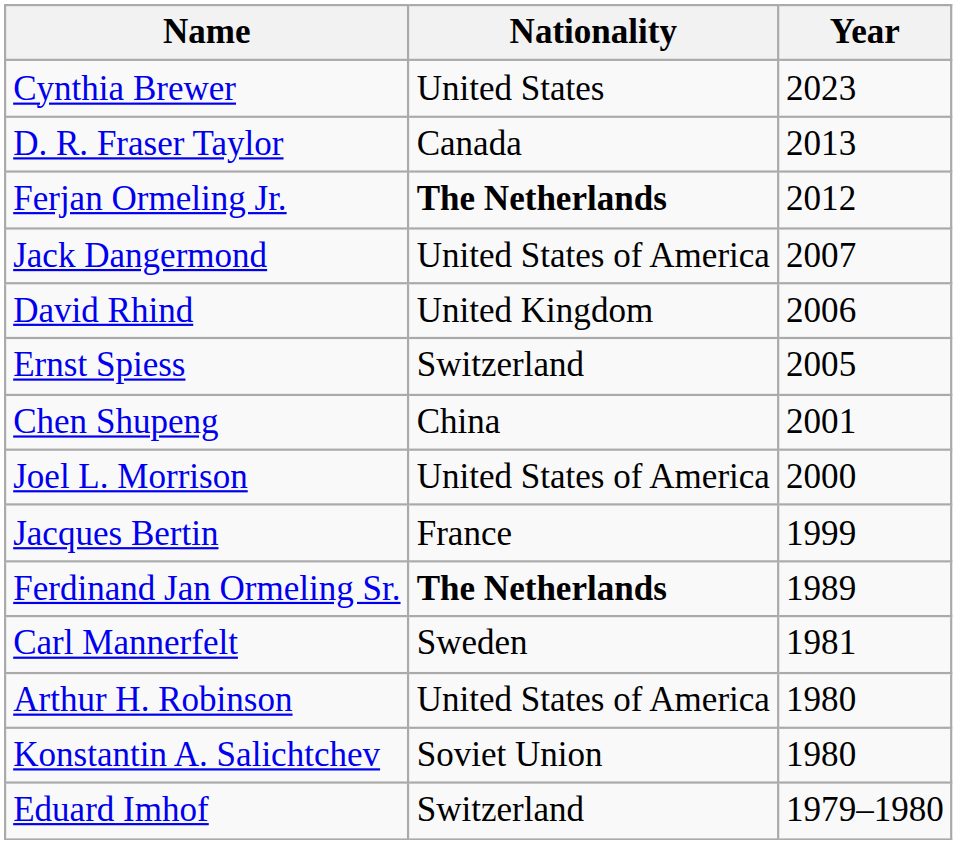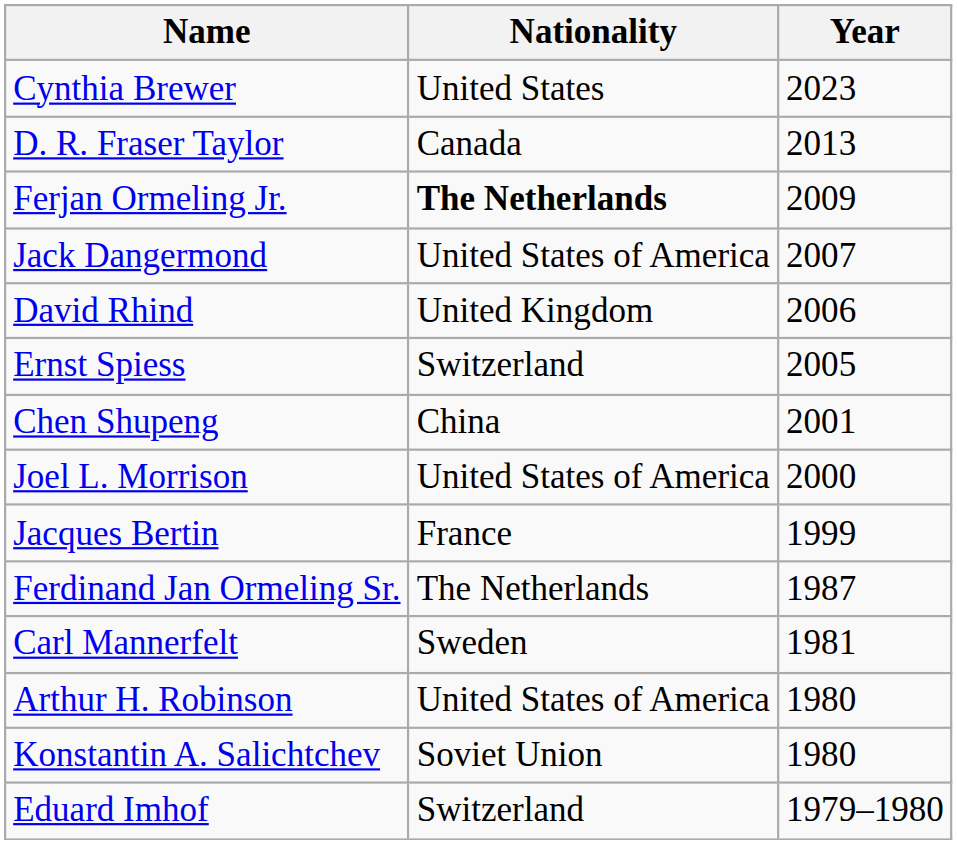(821, 198) 2012 -> (821, 198) 2009
(542, 587) bold -> (533, 587) normal
(821, 587) 1989 -> (821, 587) 1987
